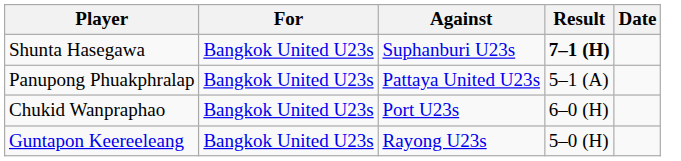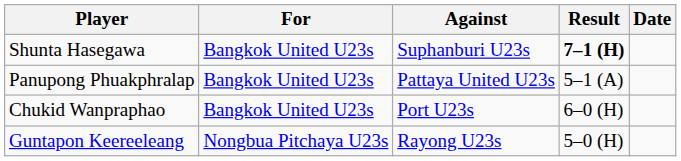(289, 140) Bangkok United U23s -> (296, 140) Nongbua Pitchaya U23s
